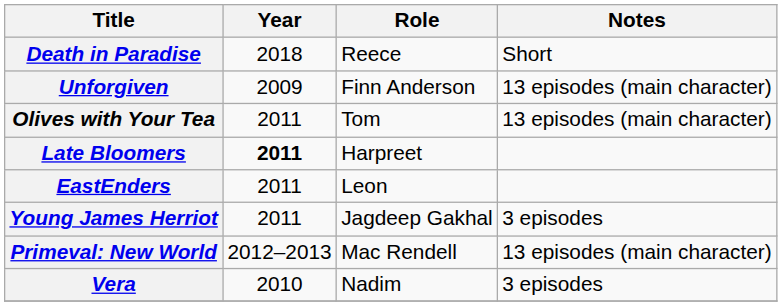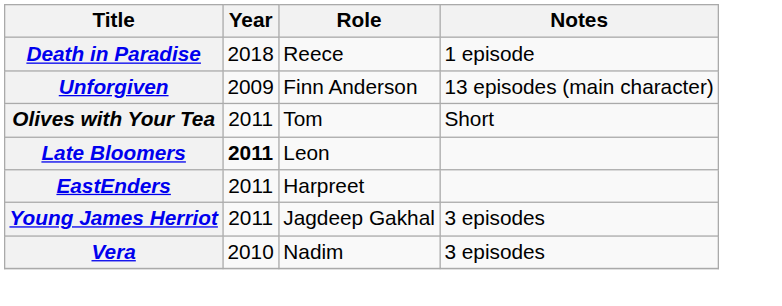(527, 53) Short -> (490, 53) 1 episode
(637, 119) 13 episodes (main character) -> (469, 119) Short
(382, 152) Harpreet -> (306, 152) Leon
(364, 185) Leon -> (324, 185) Harpreet
- row: (114, 251)
